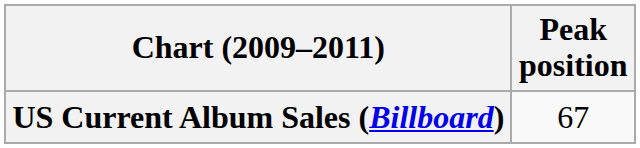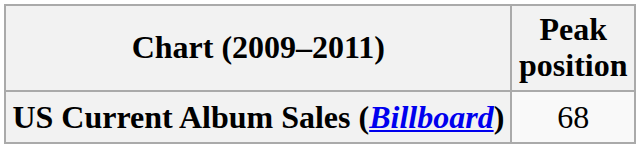(573, 116) 67 -> (573, 116) 68
